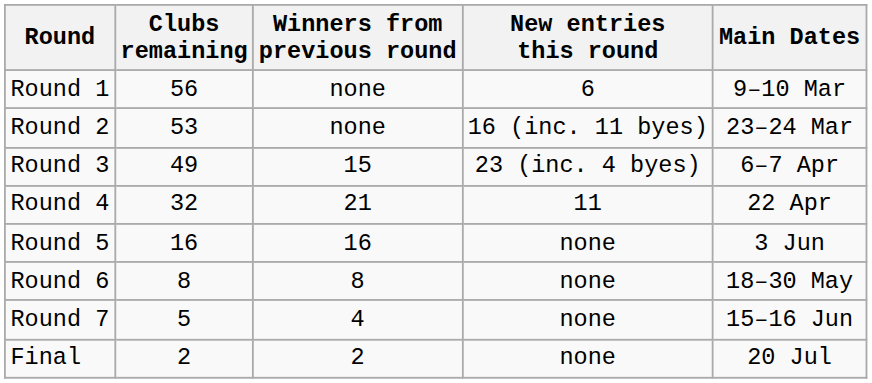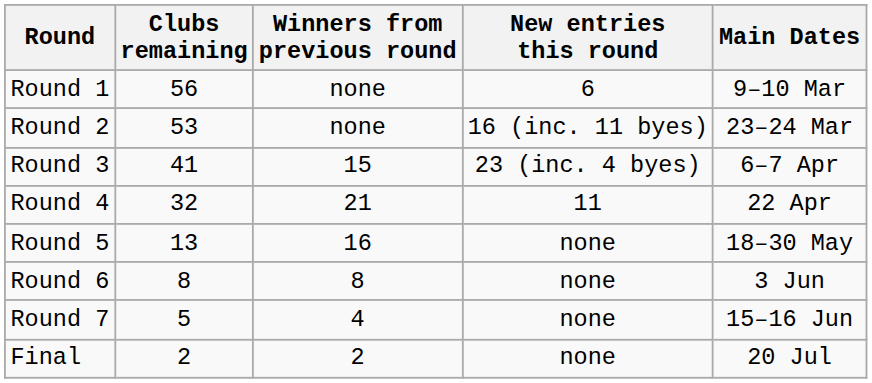(184, 166) 49 -> (184, 166) 41
(184, 243) 16 -> (184, 243) 13
(790, 243) 3 Jun -> (790, 243) 18–30 May
(790, 281) 18–30 May -> (790, 281) 3 Jun
